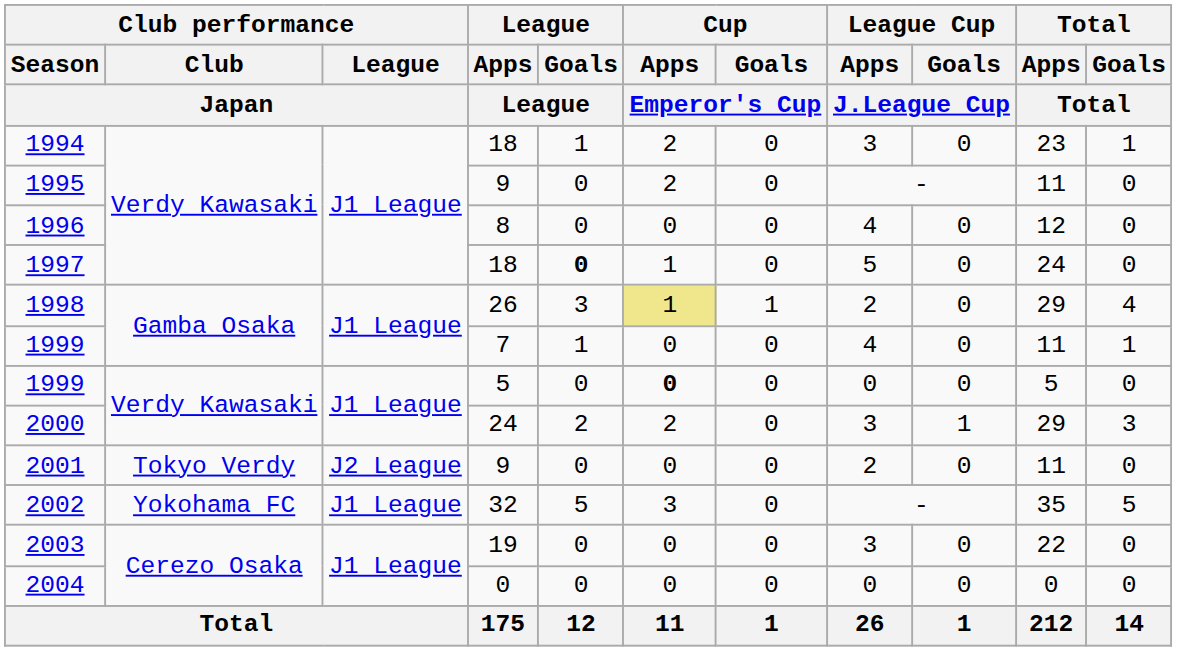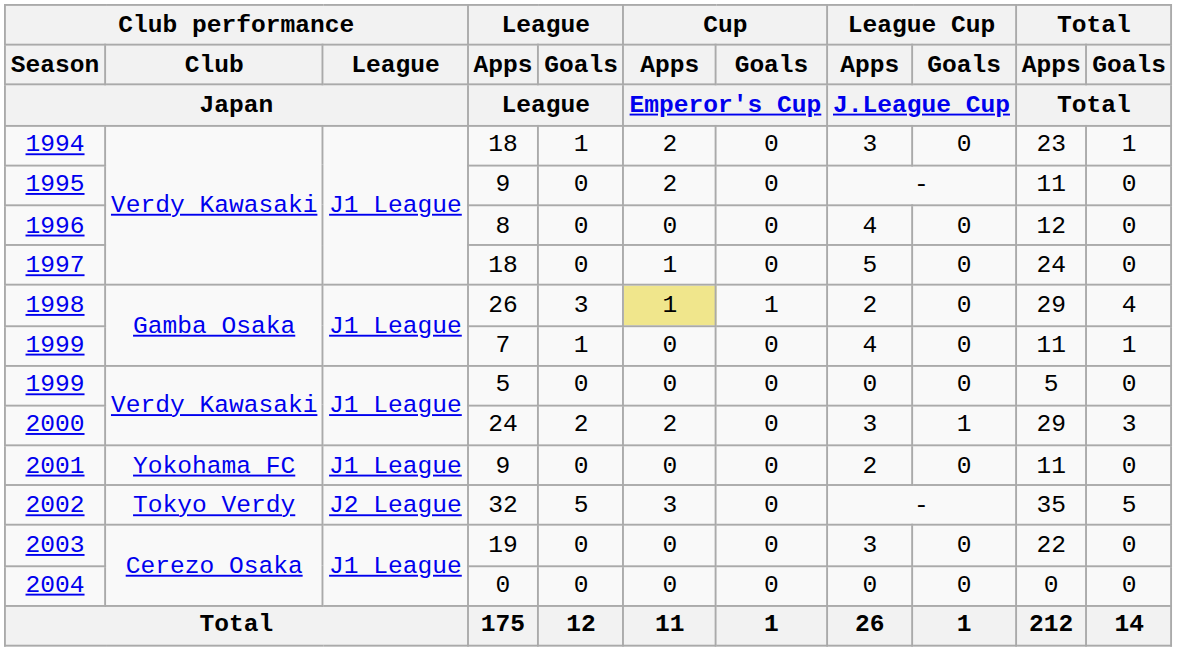(581, 265) bold -> (581, 265) normal
(670, 385) bold -> (670, 385) normal
(214, 465) Tokyo Verdy -> (214, 465) Yokohama FC
(395, 465) J2 League -> (395, 465) J1 League
(214, 505) Yokohama FC -> (214, 505) Tokyo Verdy
(395, 505) J1 League -> (395, 505) J2 League
